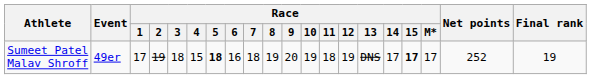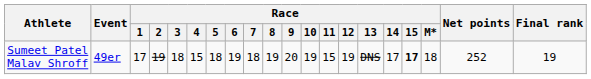(215, 57) bold -> (215, 57) normal
(234, 57) 16 -> (234, 57) 19
(329, 57) 18 -> (329, 57) 15
(431, 57) 17 -> (431, 57) 18
